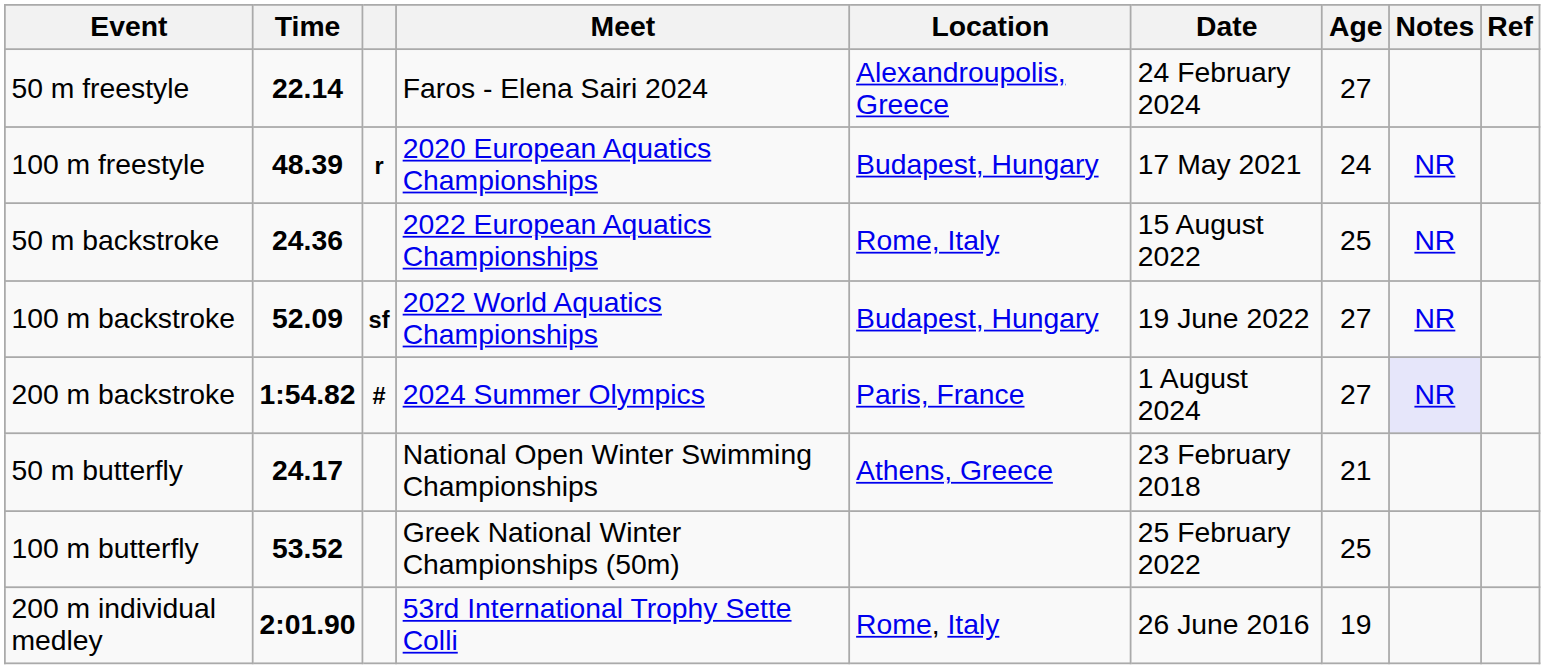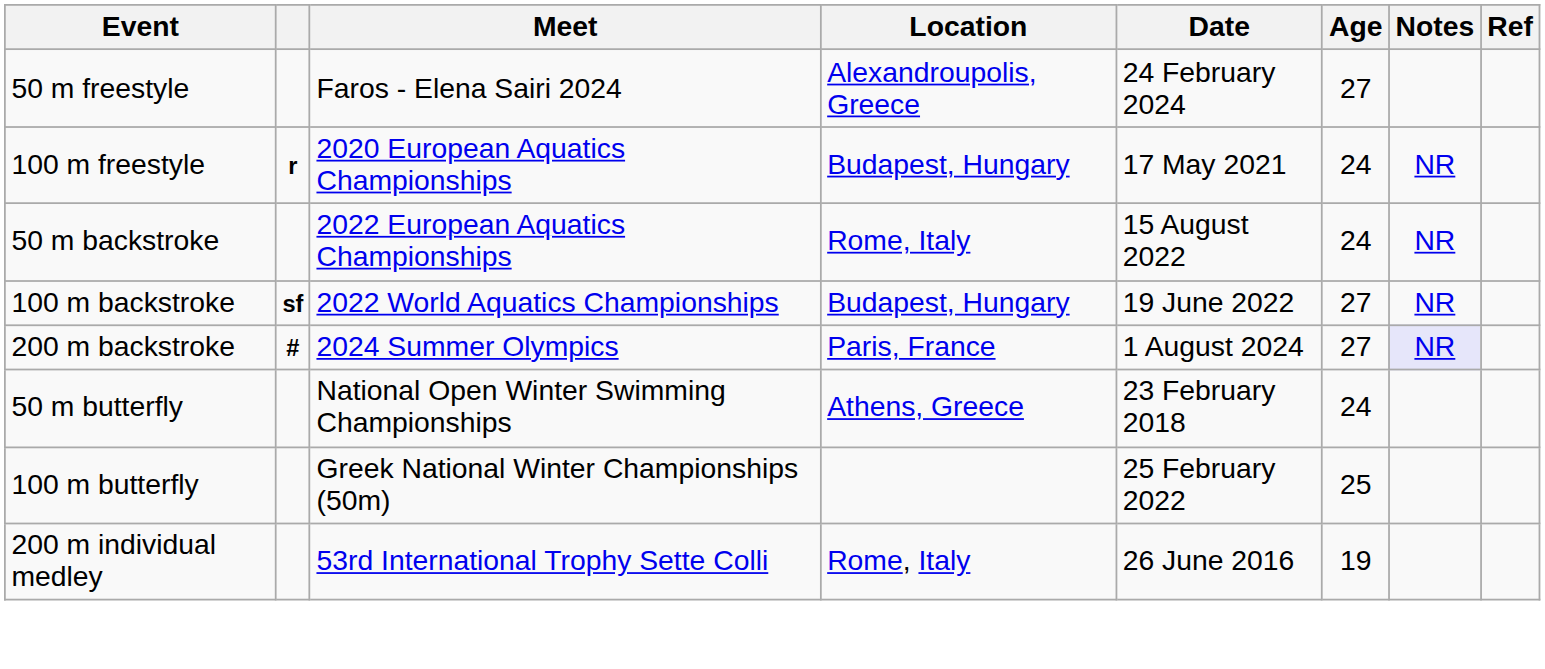- column: (308, 26)
(1356, 241) 25 -> (1356, 241) 24
(1356, 471) 21 -> (1356, 407) 24
